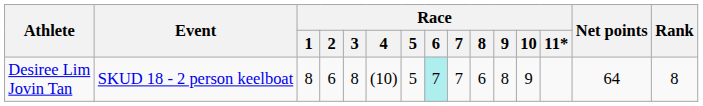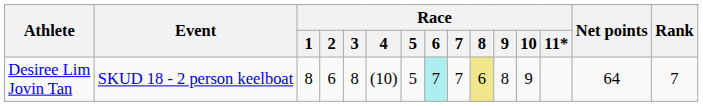(482, 79) no background -> (482, 79) khaki background
(674, 79) 8 -> (674, 79) 7
